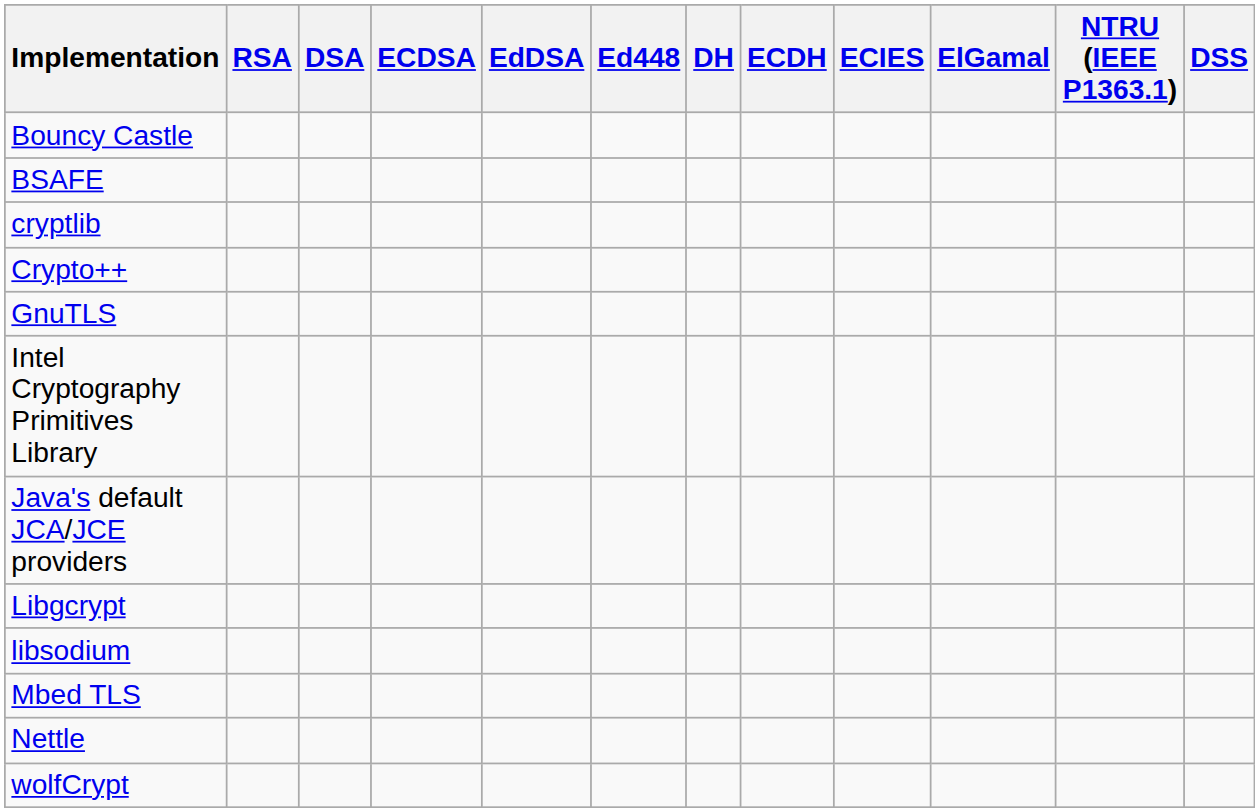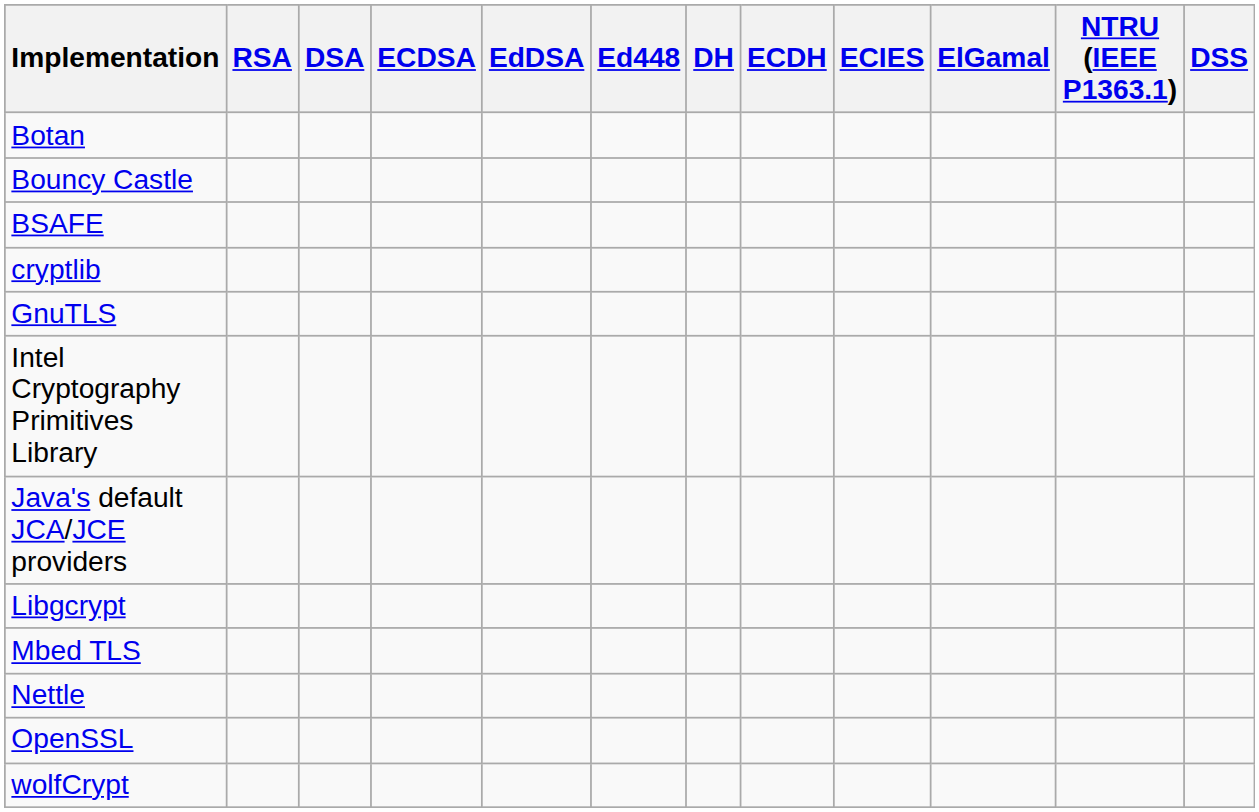+ row: (48, 134)
- row: (69, 268)
- row: (71, 650)
+ row: (72, 739)
